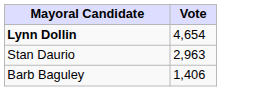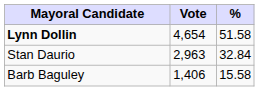+ column: (235, 14)
